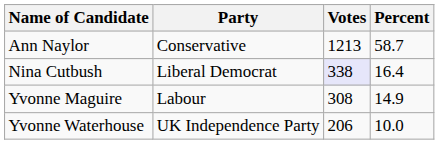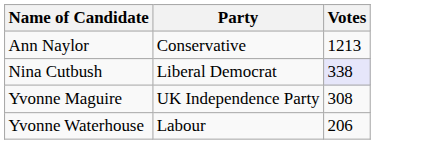- column: (402, 17)
(181, 98) Labour -> (238, 98) UK Independence Party
(238, 125) UK Independence Party -> (181, 125) Labour
